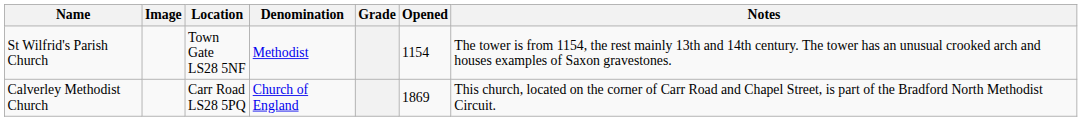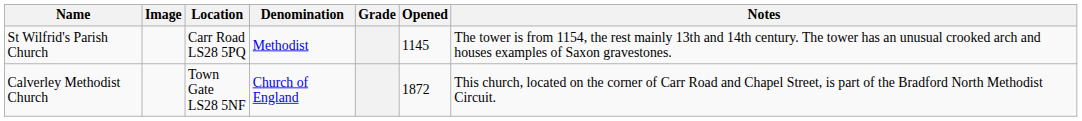(217, 52) Town Gate LS28 5NF -> (217, 44) Carr Road LS28 5PQ
(416, 52) 1154 -> (416, 44) 1145
(217, 97) Carr Road LS28 5PQ -> (217, 90) Town Gate LS28 5NF
(416, 97) 1869 -> (416, 90) 1872
